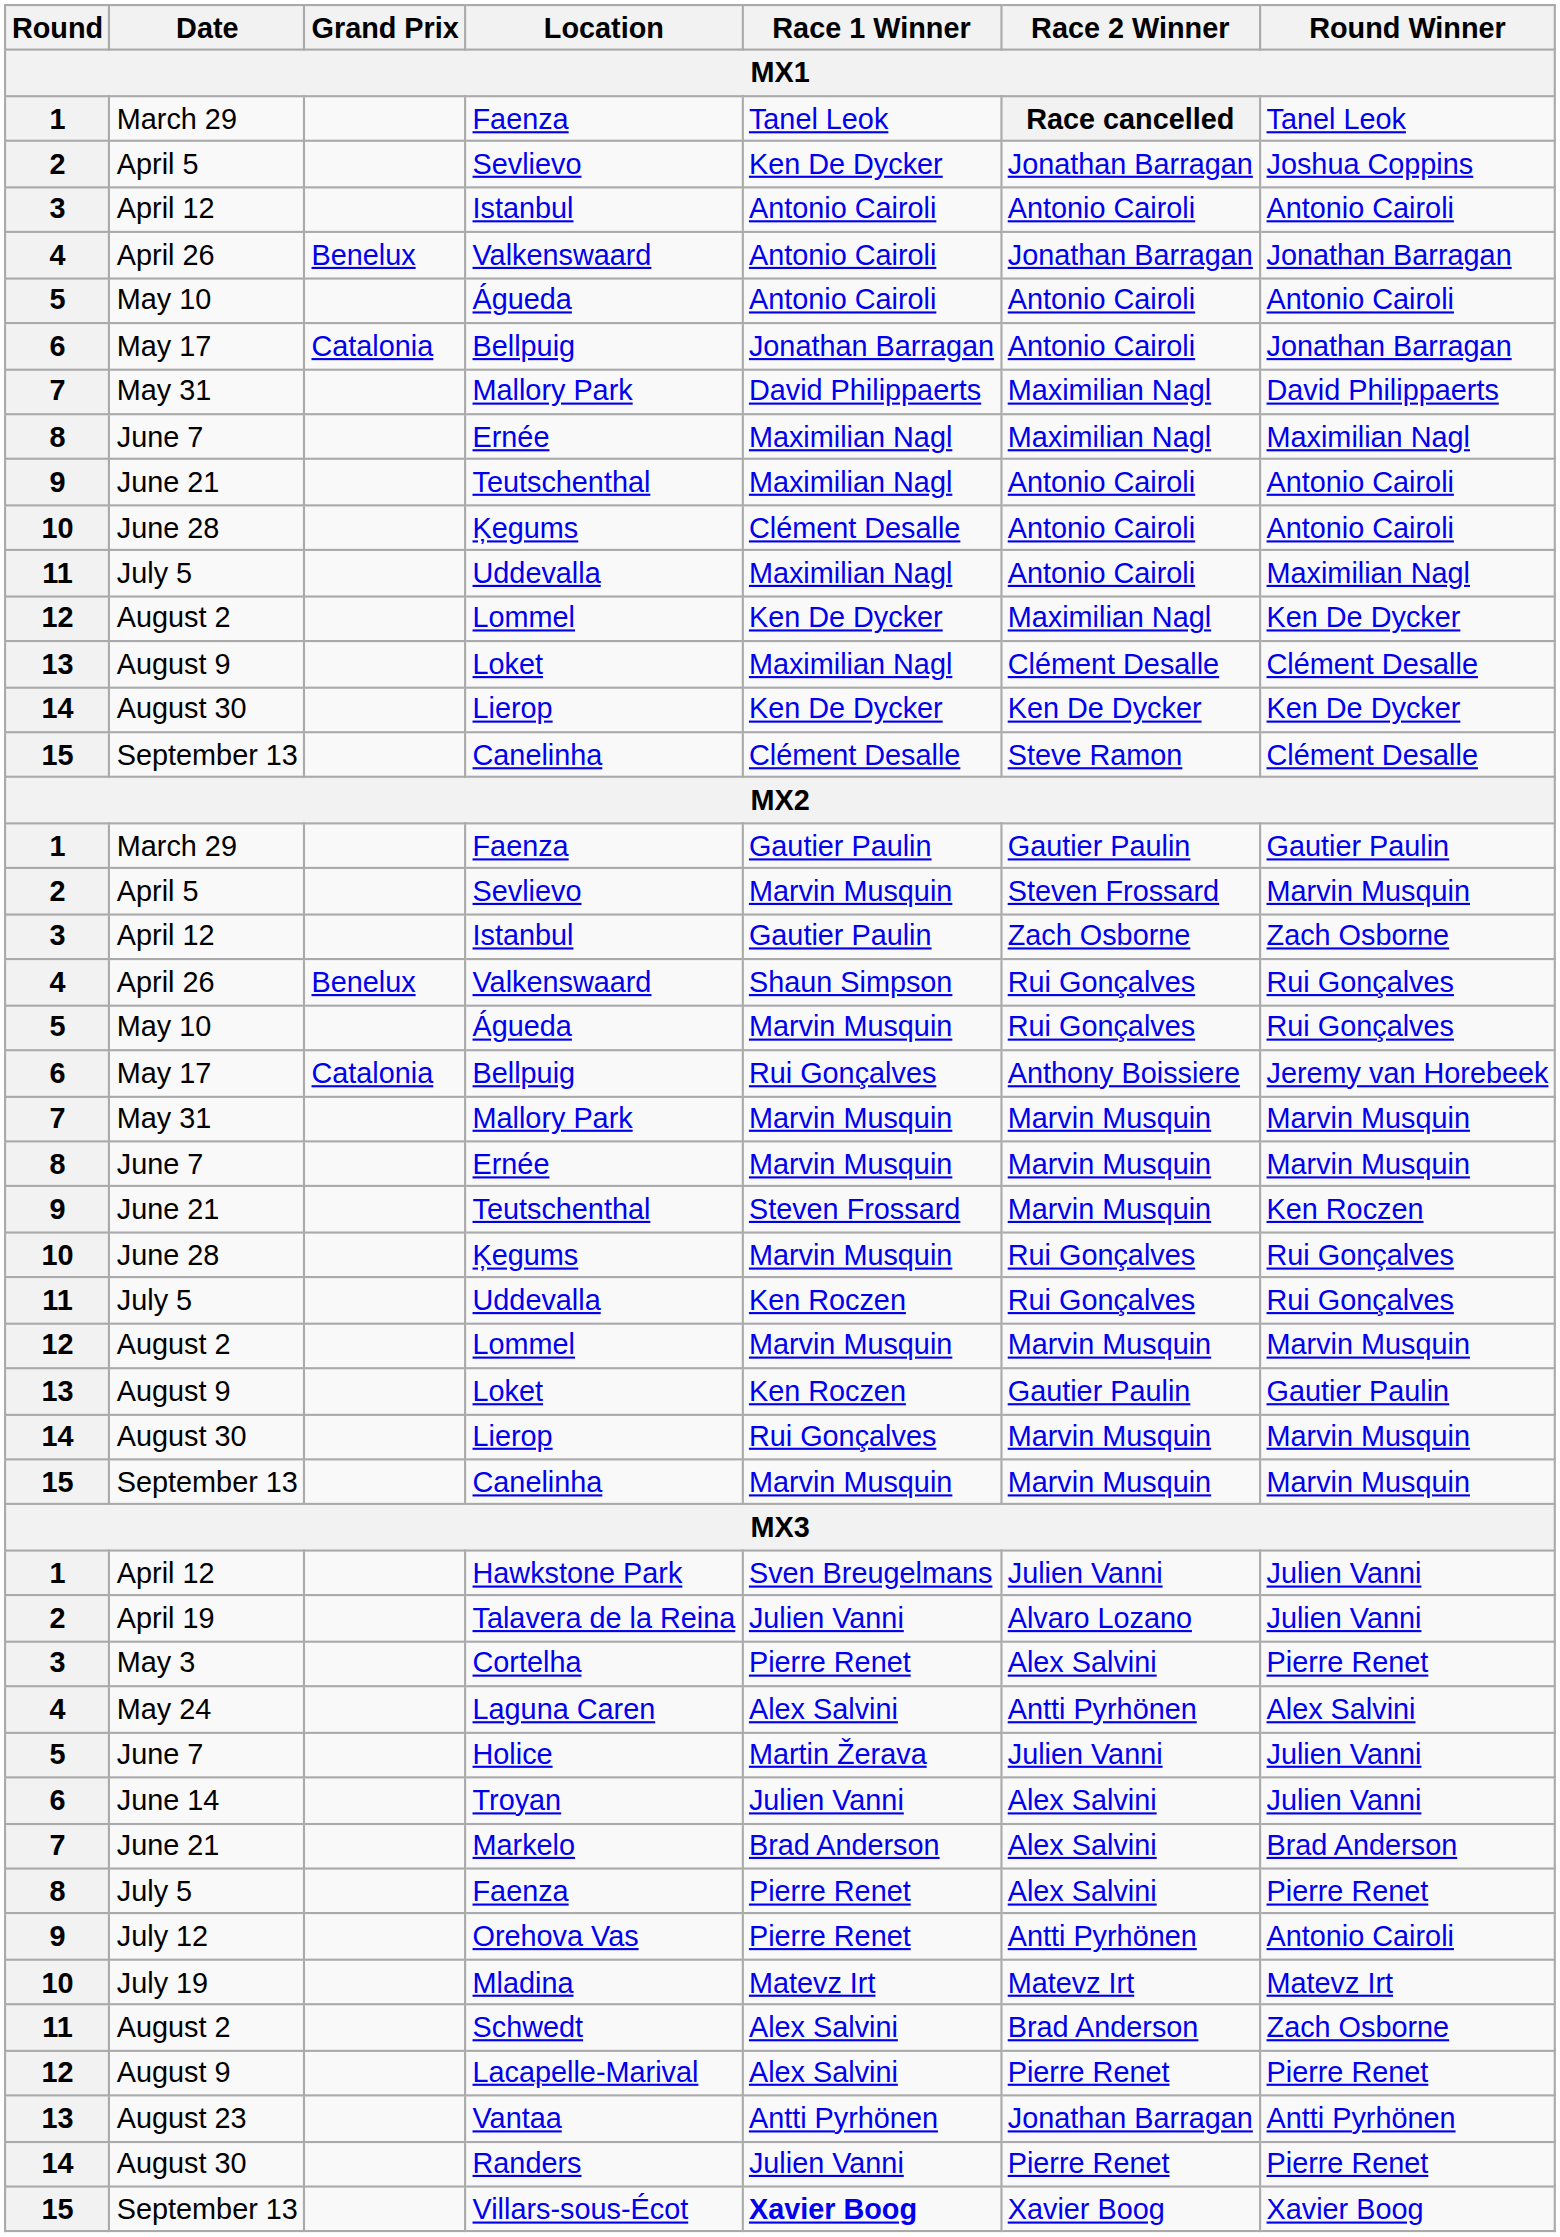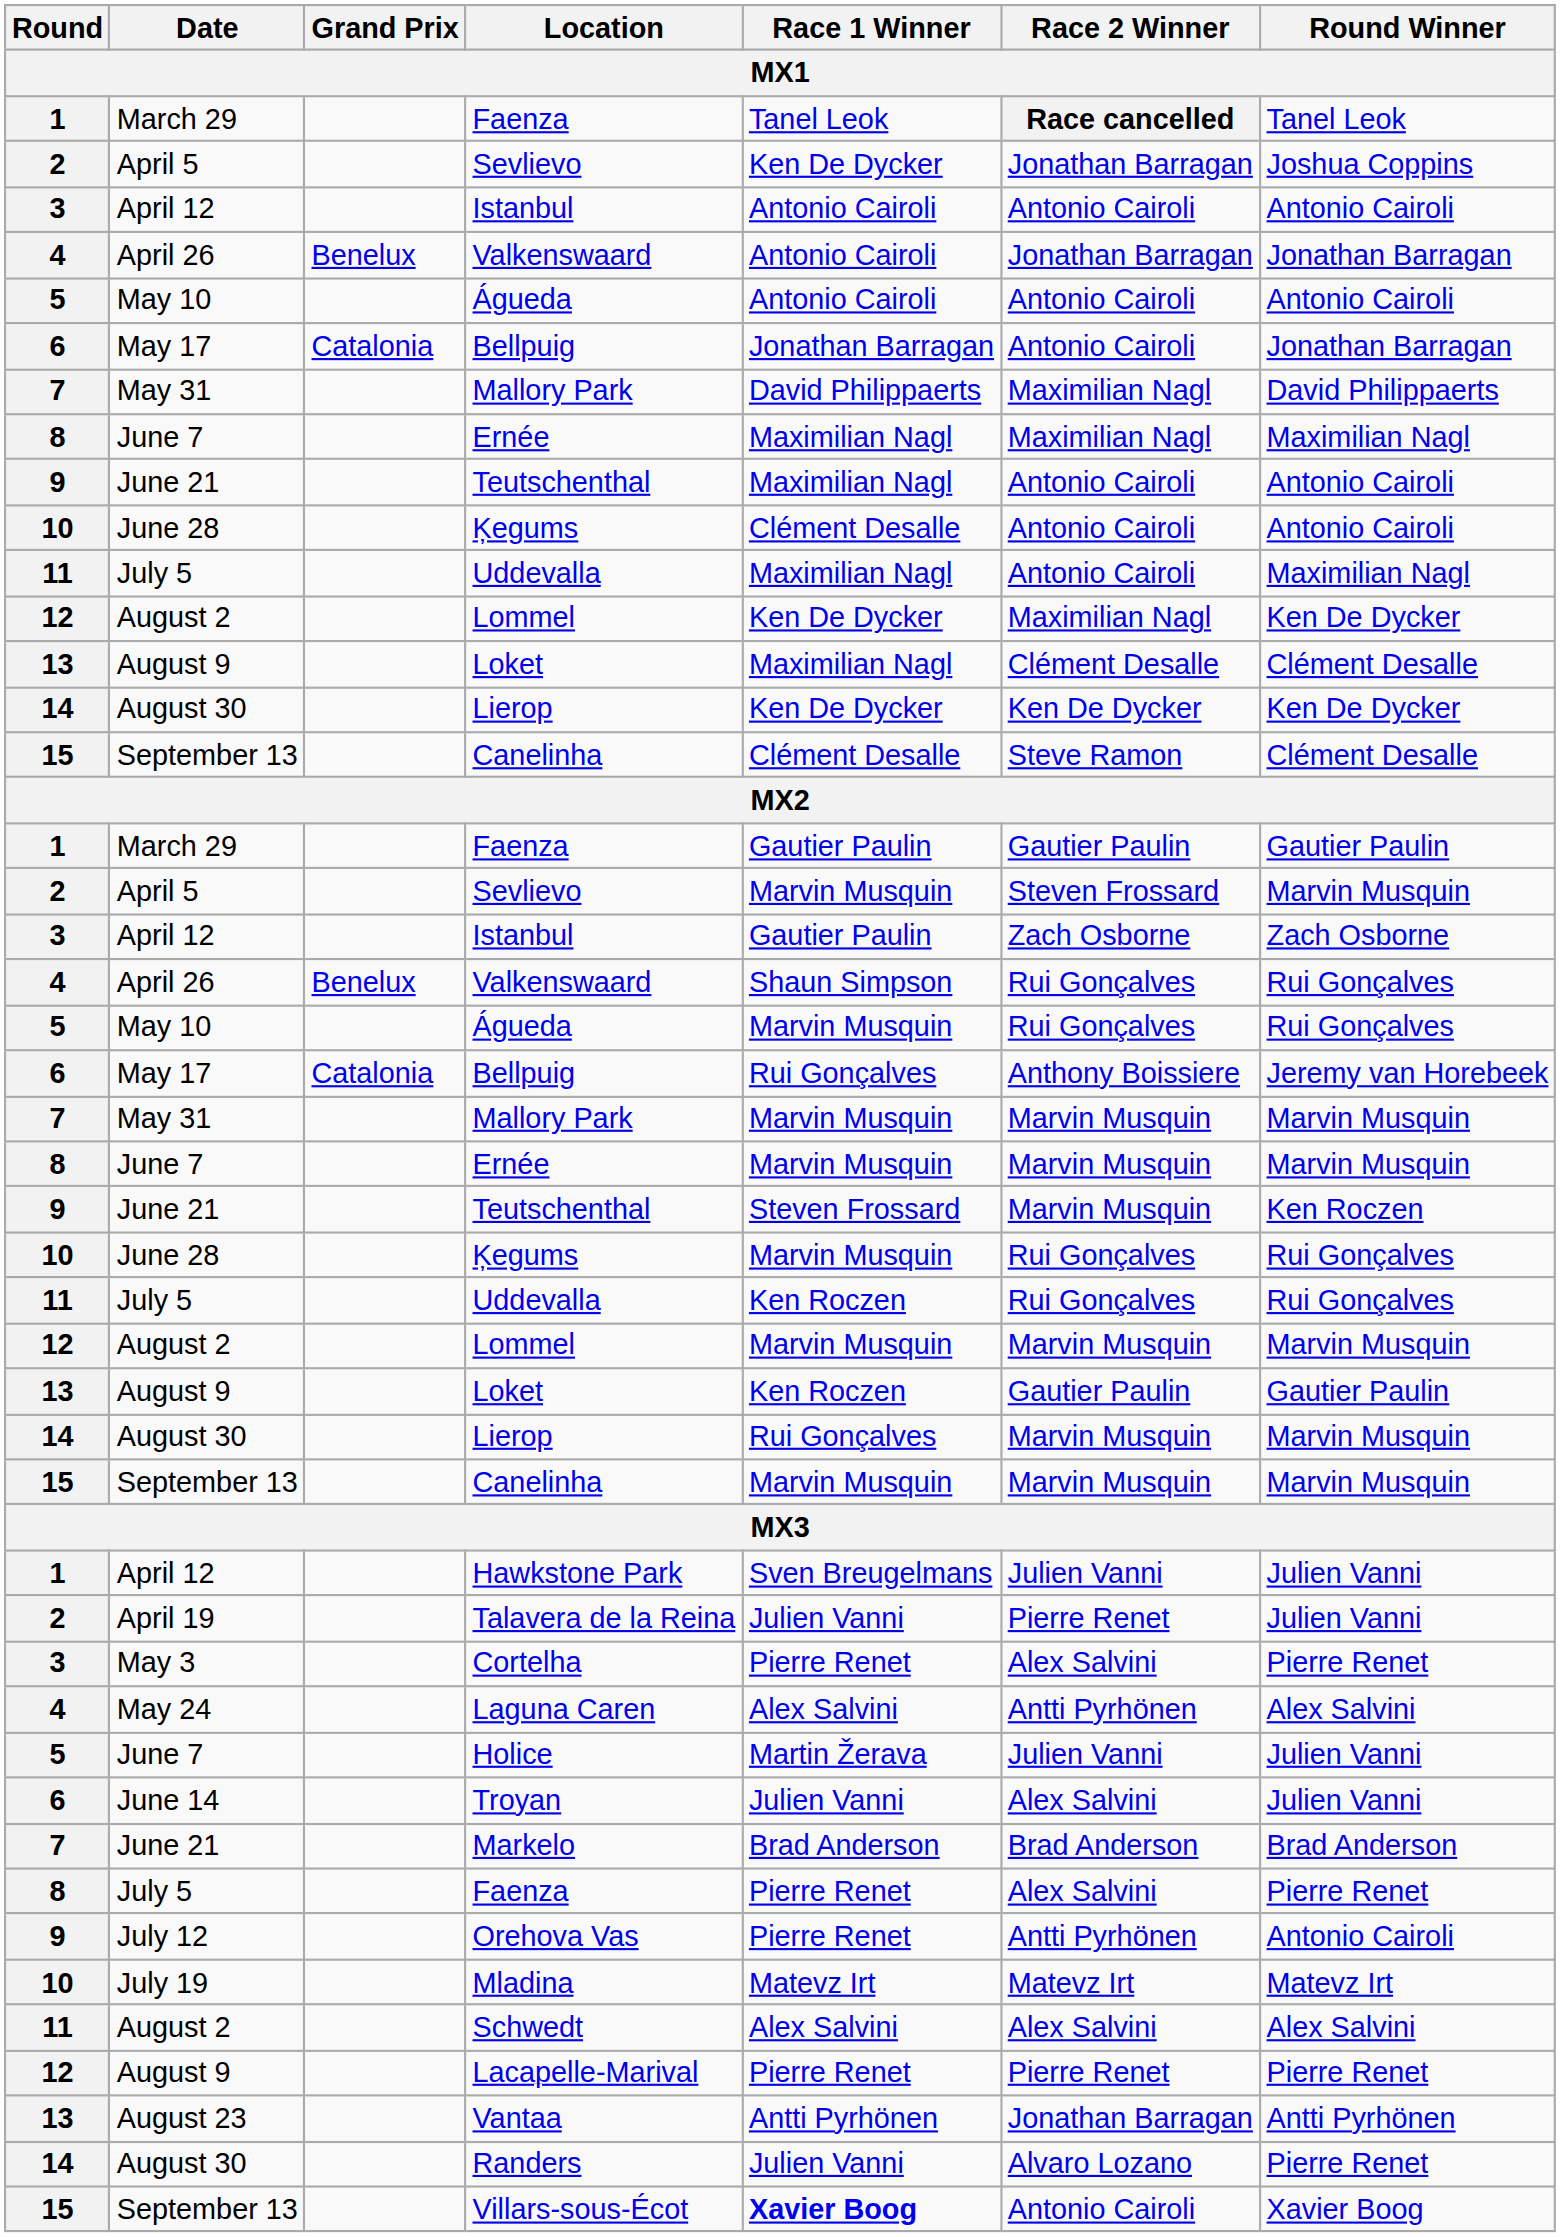(1100, 1618) Alvaro Lozano -> (1089, 1618) Pierre Renet
(1082, 1845) Alex Salvini -> (1103, 1845) Brad Anderson
(1103, 2027) Brad Anderson -> (1082, 2027) Alex Salvini
(1358, 2027) Zach Osborne -> (1341, 2027) Alex Salvini
(823, 2073) Alex Salvini -> (830, 2073) Pierre Renet
(1089, 2163) Pierre Renet -> (1100, 2163) Alvaro Lozano
(1086, 2209) Xavier Boog -> (1101, 2209) Antonio Cairoli
